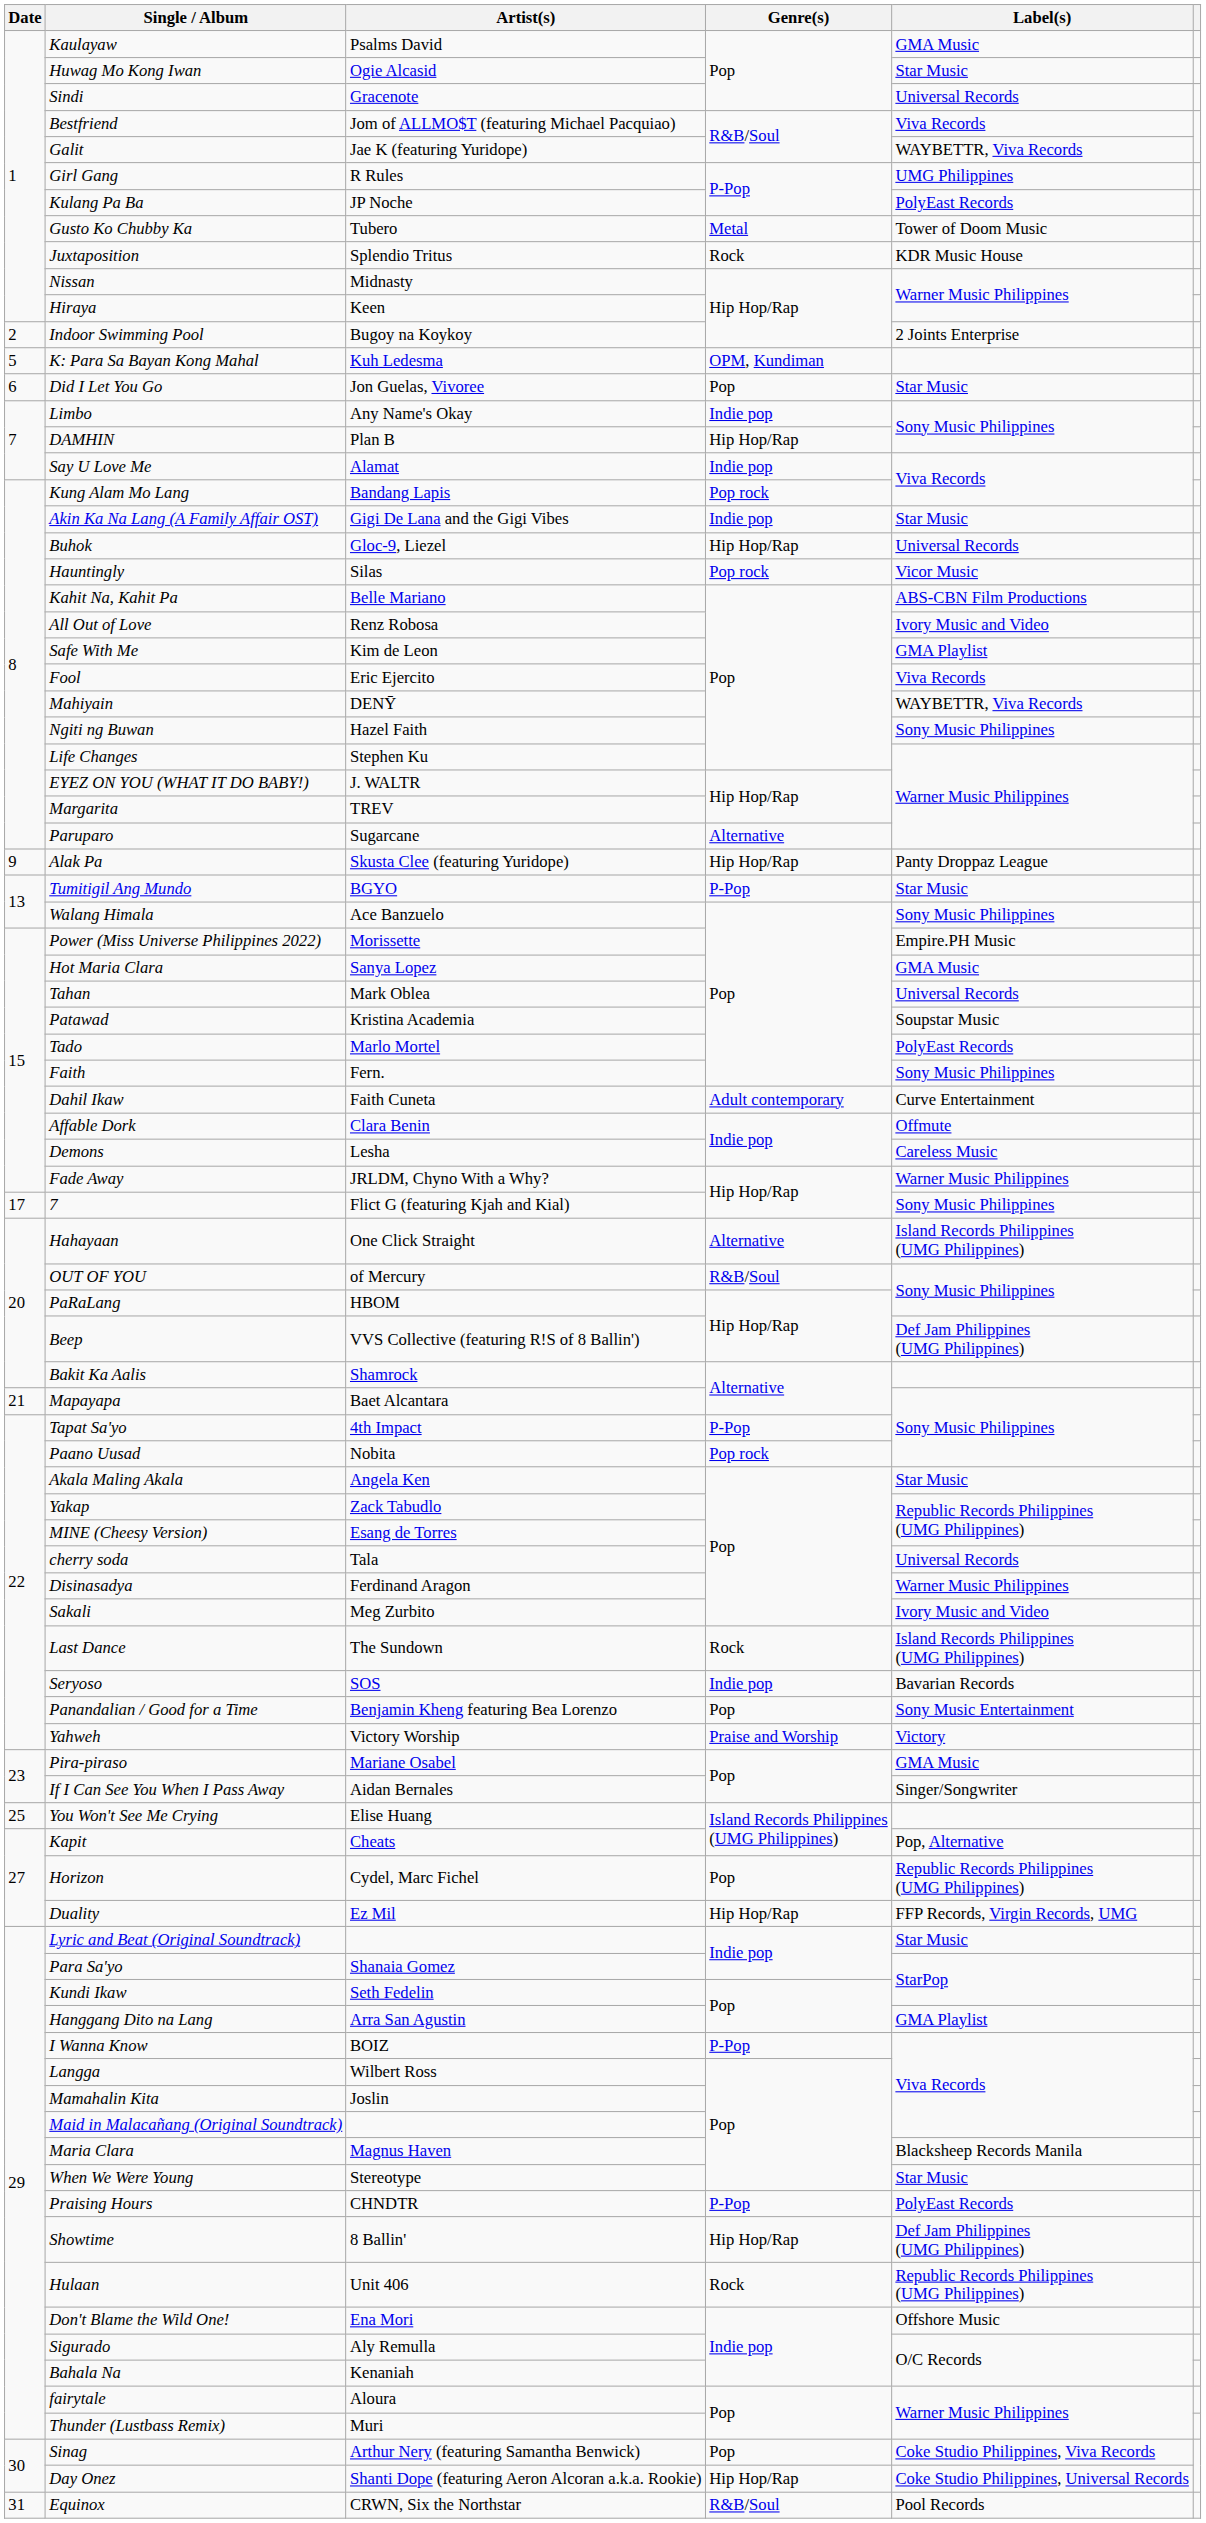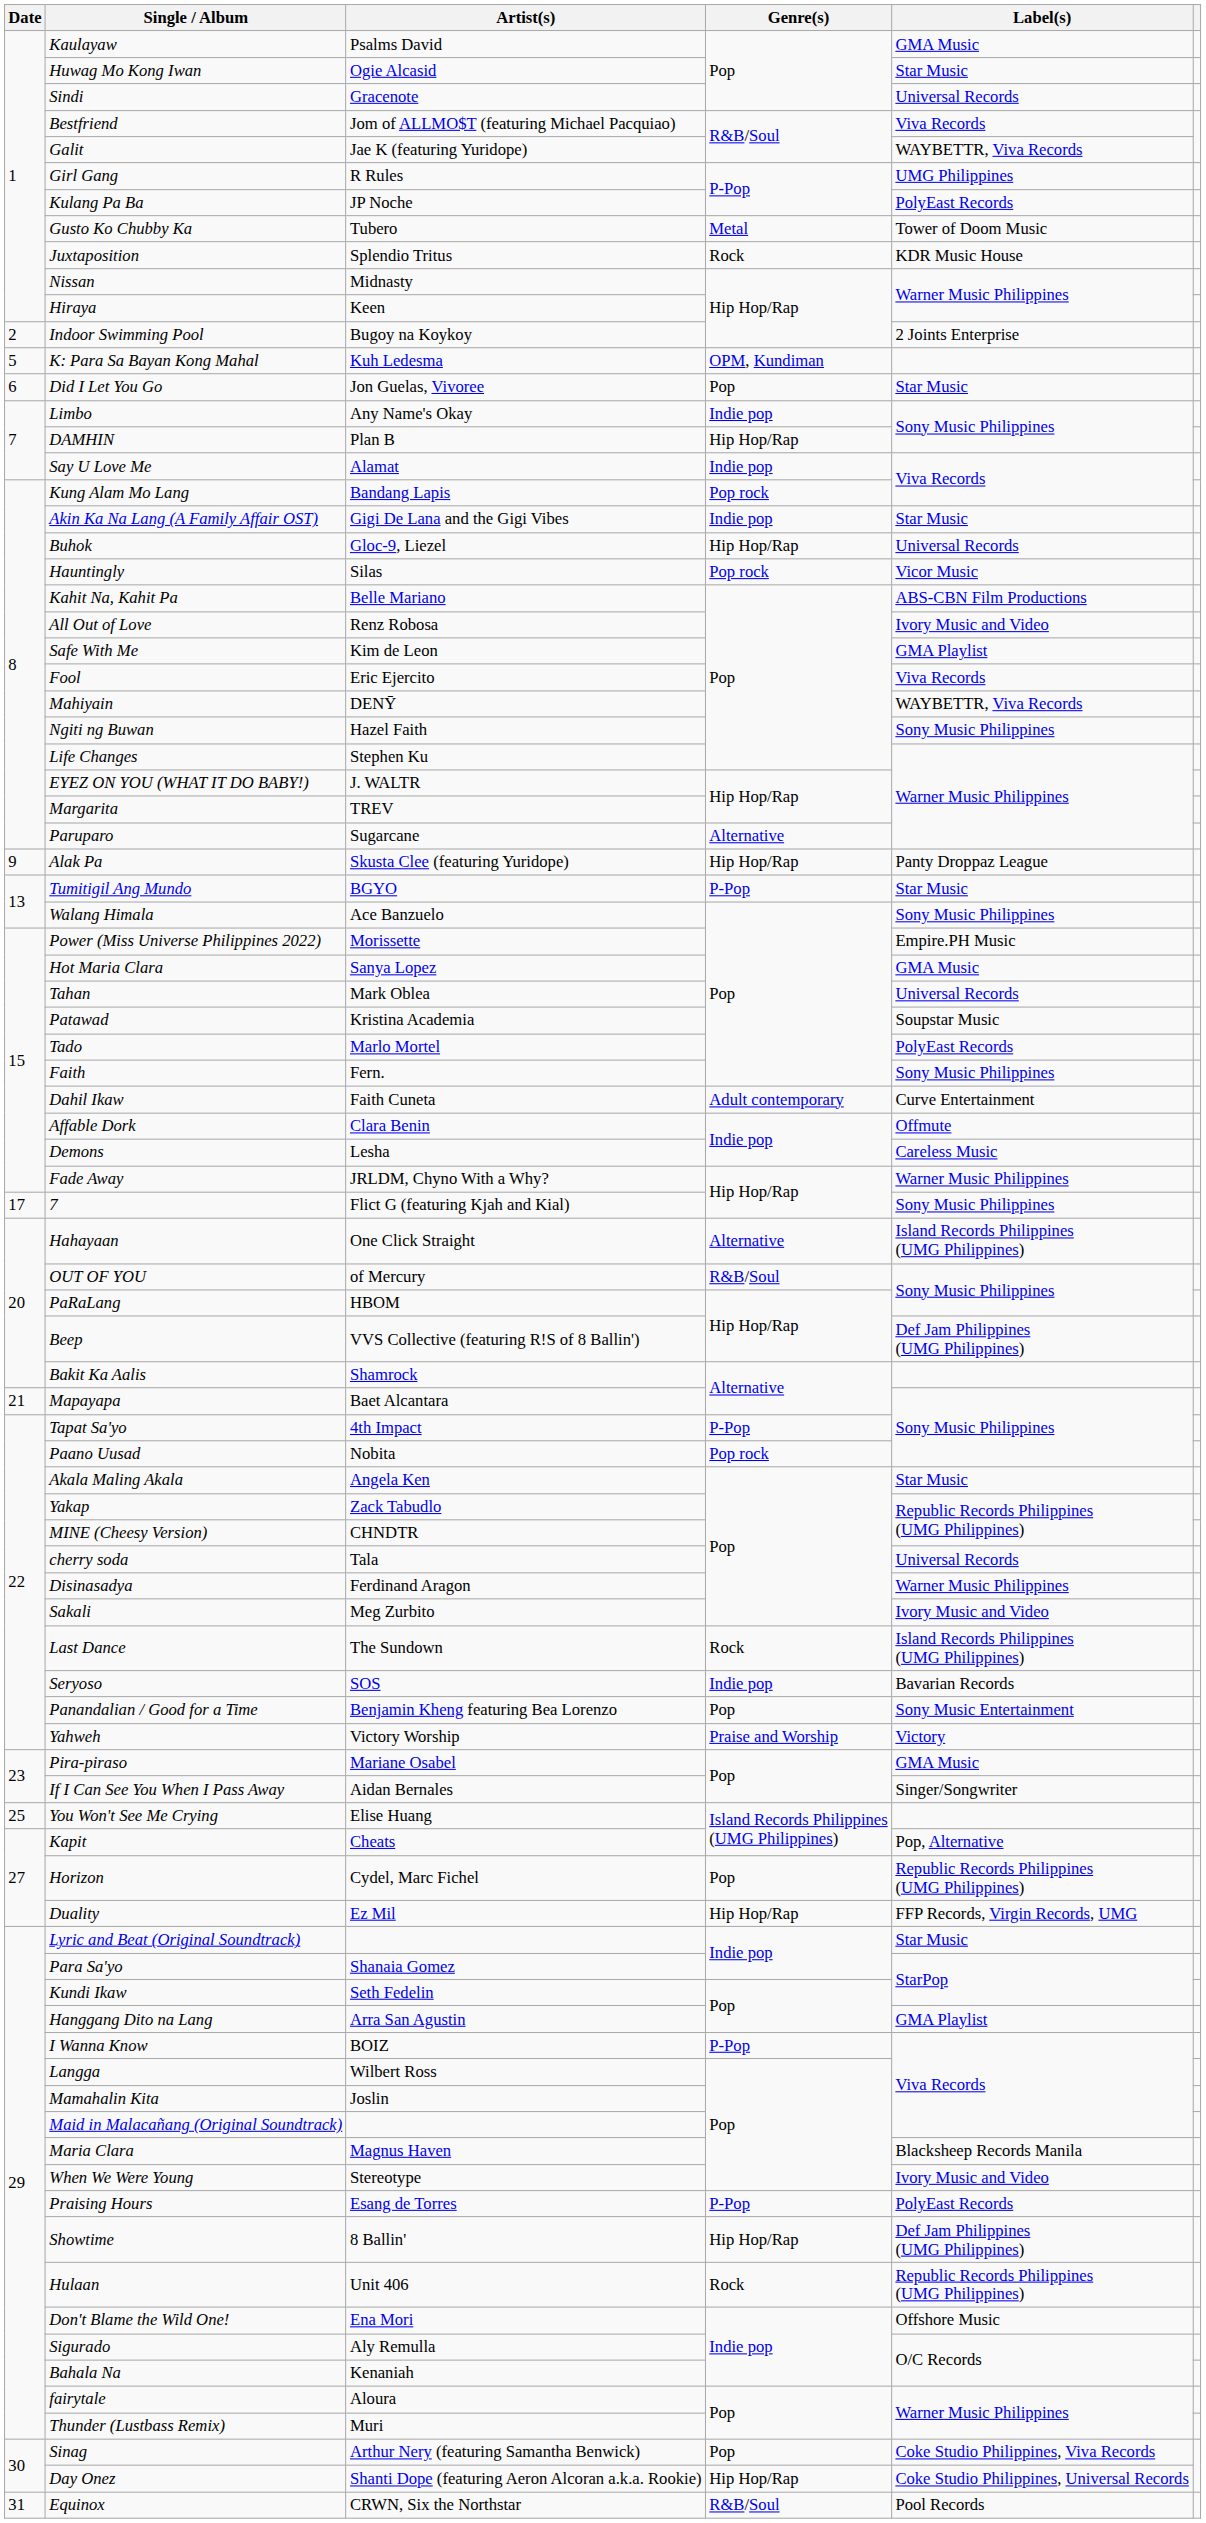(403, 1532) Esang de Torres -> (384, 1532) CHNDTR
(932, 2177) Star Music -> (972, 2177) Ivory Music and Video
(384, 2203) CHNDTR -> (403, 2203) Esang de Torres
